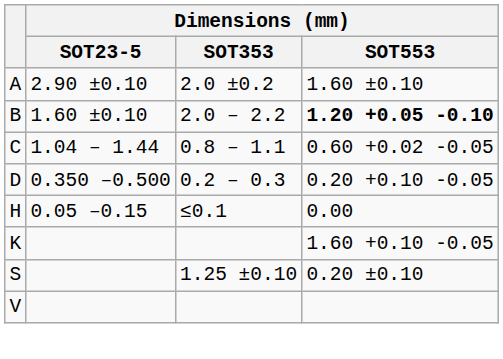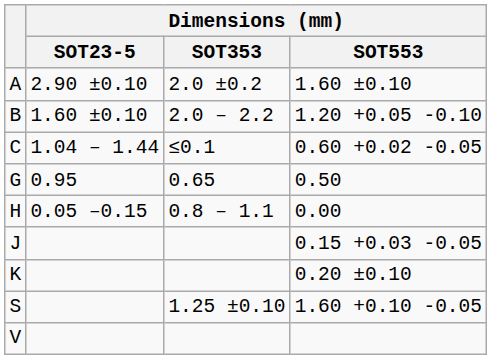(400, 116) bold -> (388, 116) normal
(233, 148) 0.8 – 1.1 -> (192, 148) ≤0.1
- row: (15, 180)
+ row: (15, 180)
(204, 211) ≤0.1 -> (221, 211) 0.8 – 1.1
+ row: (15, 243)
(400, 243) 1.60 +0.10 -0.05 -> (353, 275) 0.20 ±0.10
(365, 275) 0.20 ±0.10 -> (388, 307) 1.60 +0.10 -0.05
